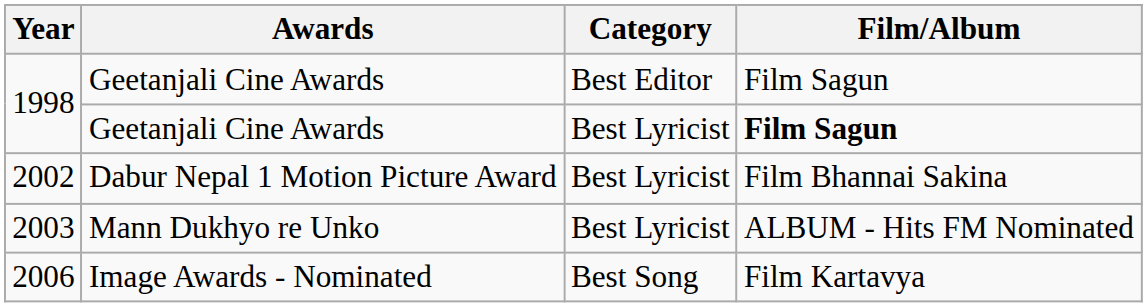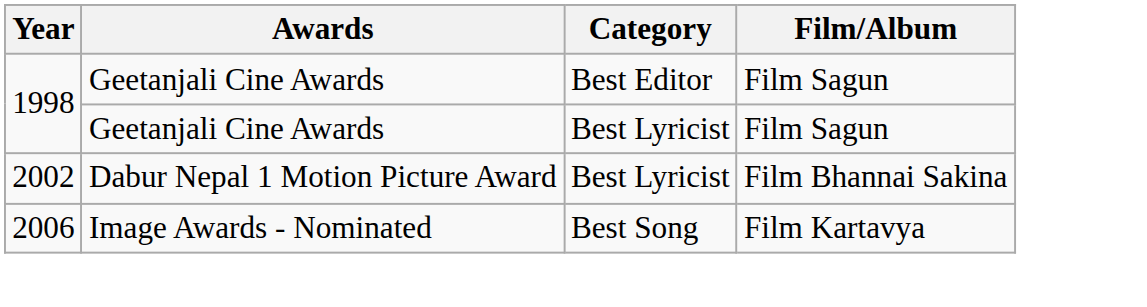(821, 128) bold -> (816, 128) normal
- row: (43, 227)
